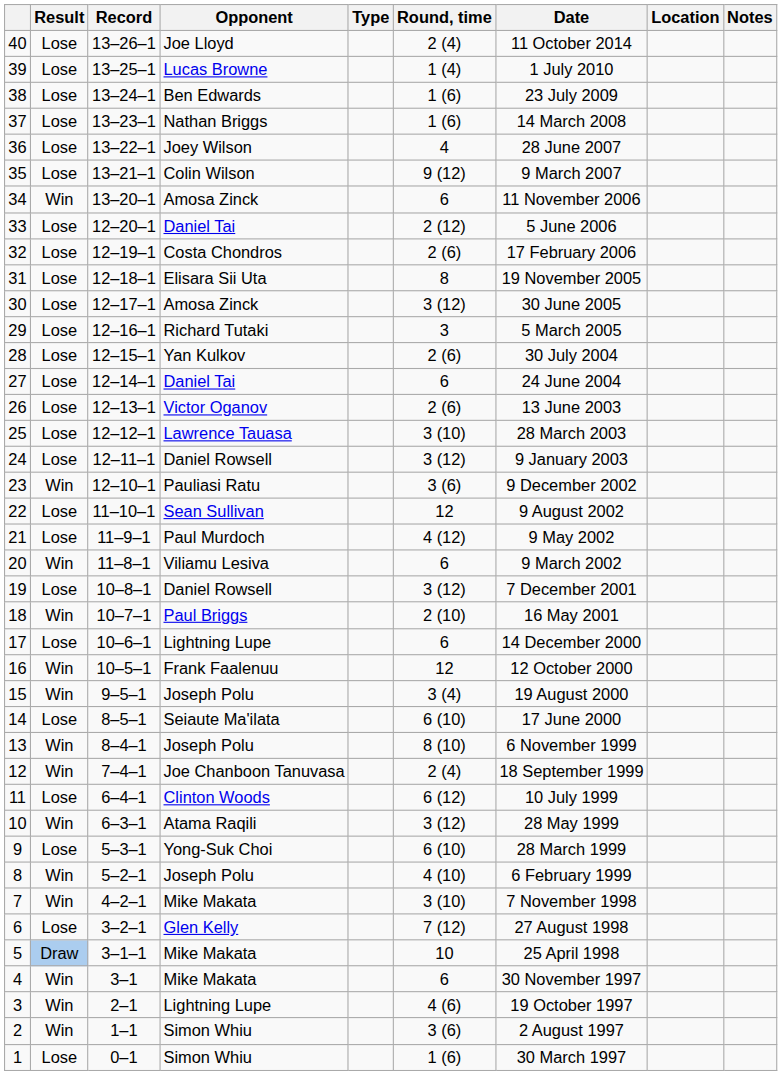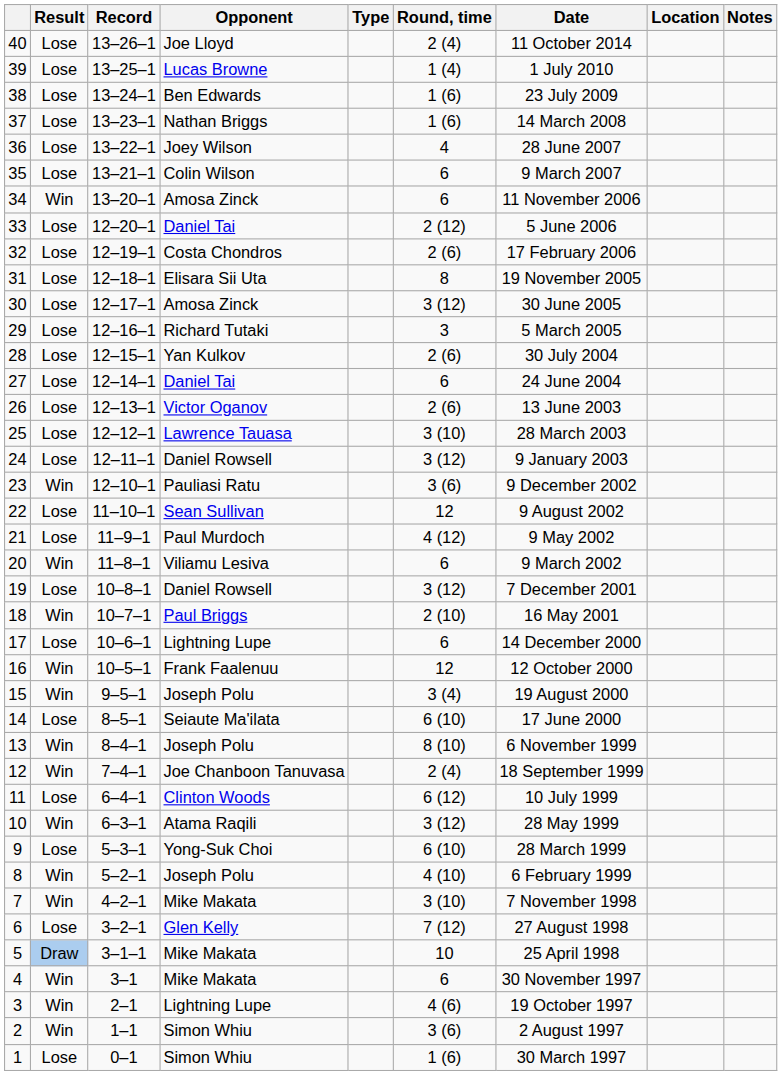(444, 174) 9 (12) -> (444, 174) 6
